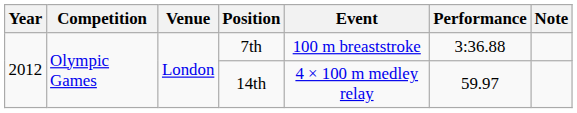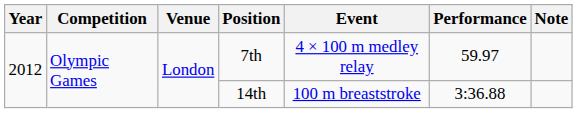(357, 46) 100 m breaststroke -> (357, 56) 4 × 100 m medley relay
(480, 46) 3:36.88 -> (480, 56) 59.97
(357, 84) 4 × 100 m medley relay -> (357, 94) 100 m breaststroke
(480, 84) 59.97 -> (480, 94) 3:36.88
